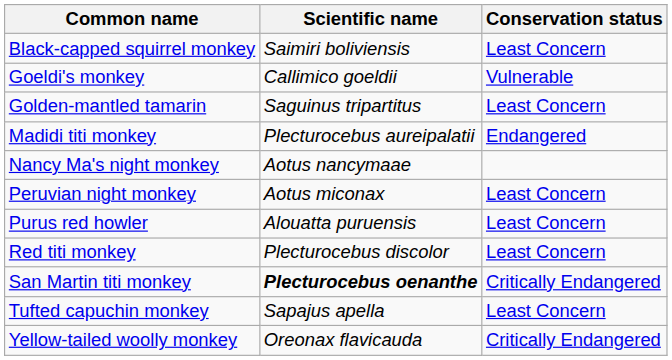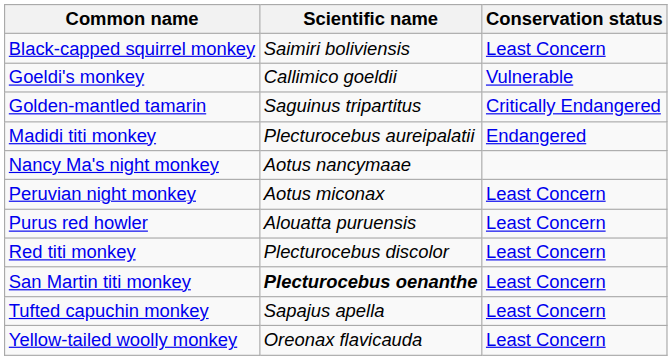(546, 106) Least Concern -> (573, 106) Critically Endangered
(573, 281) Critically Endangered -> (546, 281) Least Concern
(573, 340) Critically Endangered -> (546, 340) Least Concern
